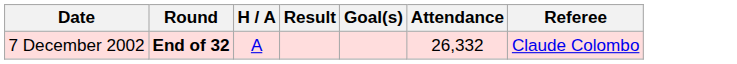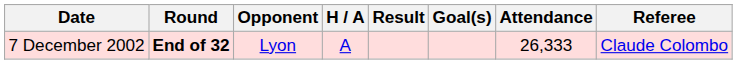+ column: (278, 18)
(457, 45) 26,332 -> (546, 45) 26,333
